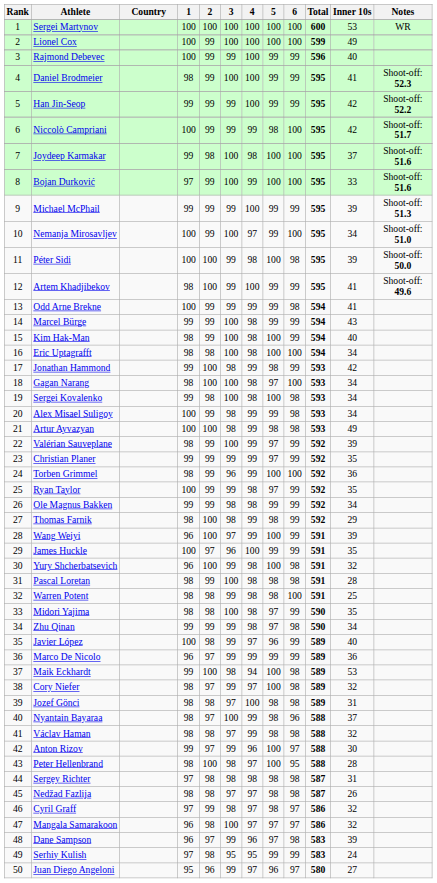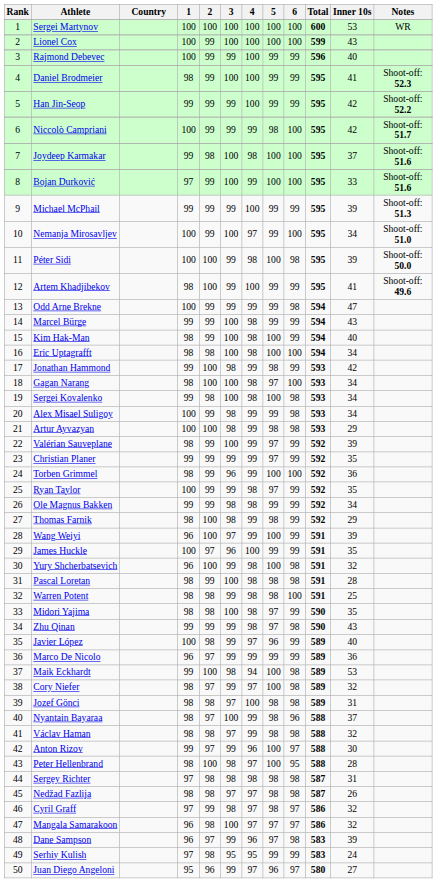(352, 42) 49 -> (352, 42) 43
(352, 307) 41 -> (352, 307) 47
(352, 429) 49 -> (352, 429) 29
(352, 626) 34 -> (352, 626) 43
